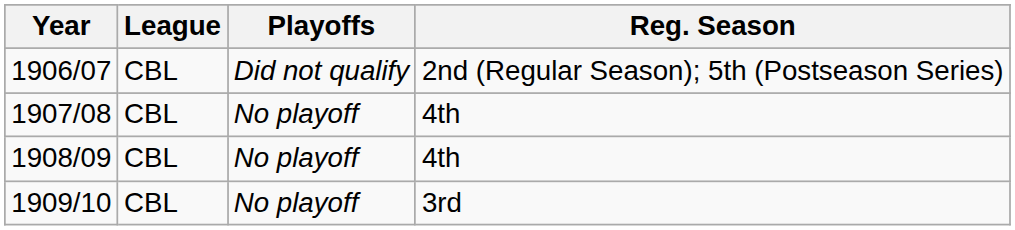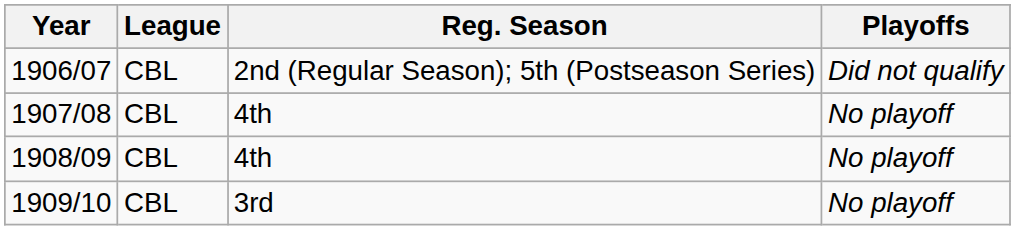columns swapped: (713, 26) <-> (321, 26)
